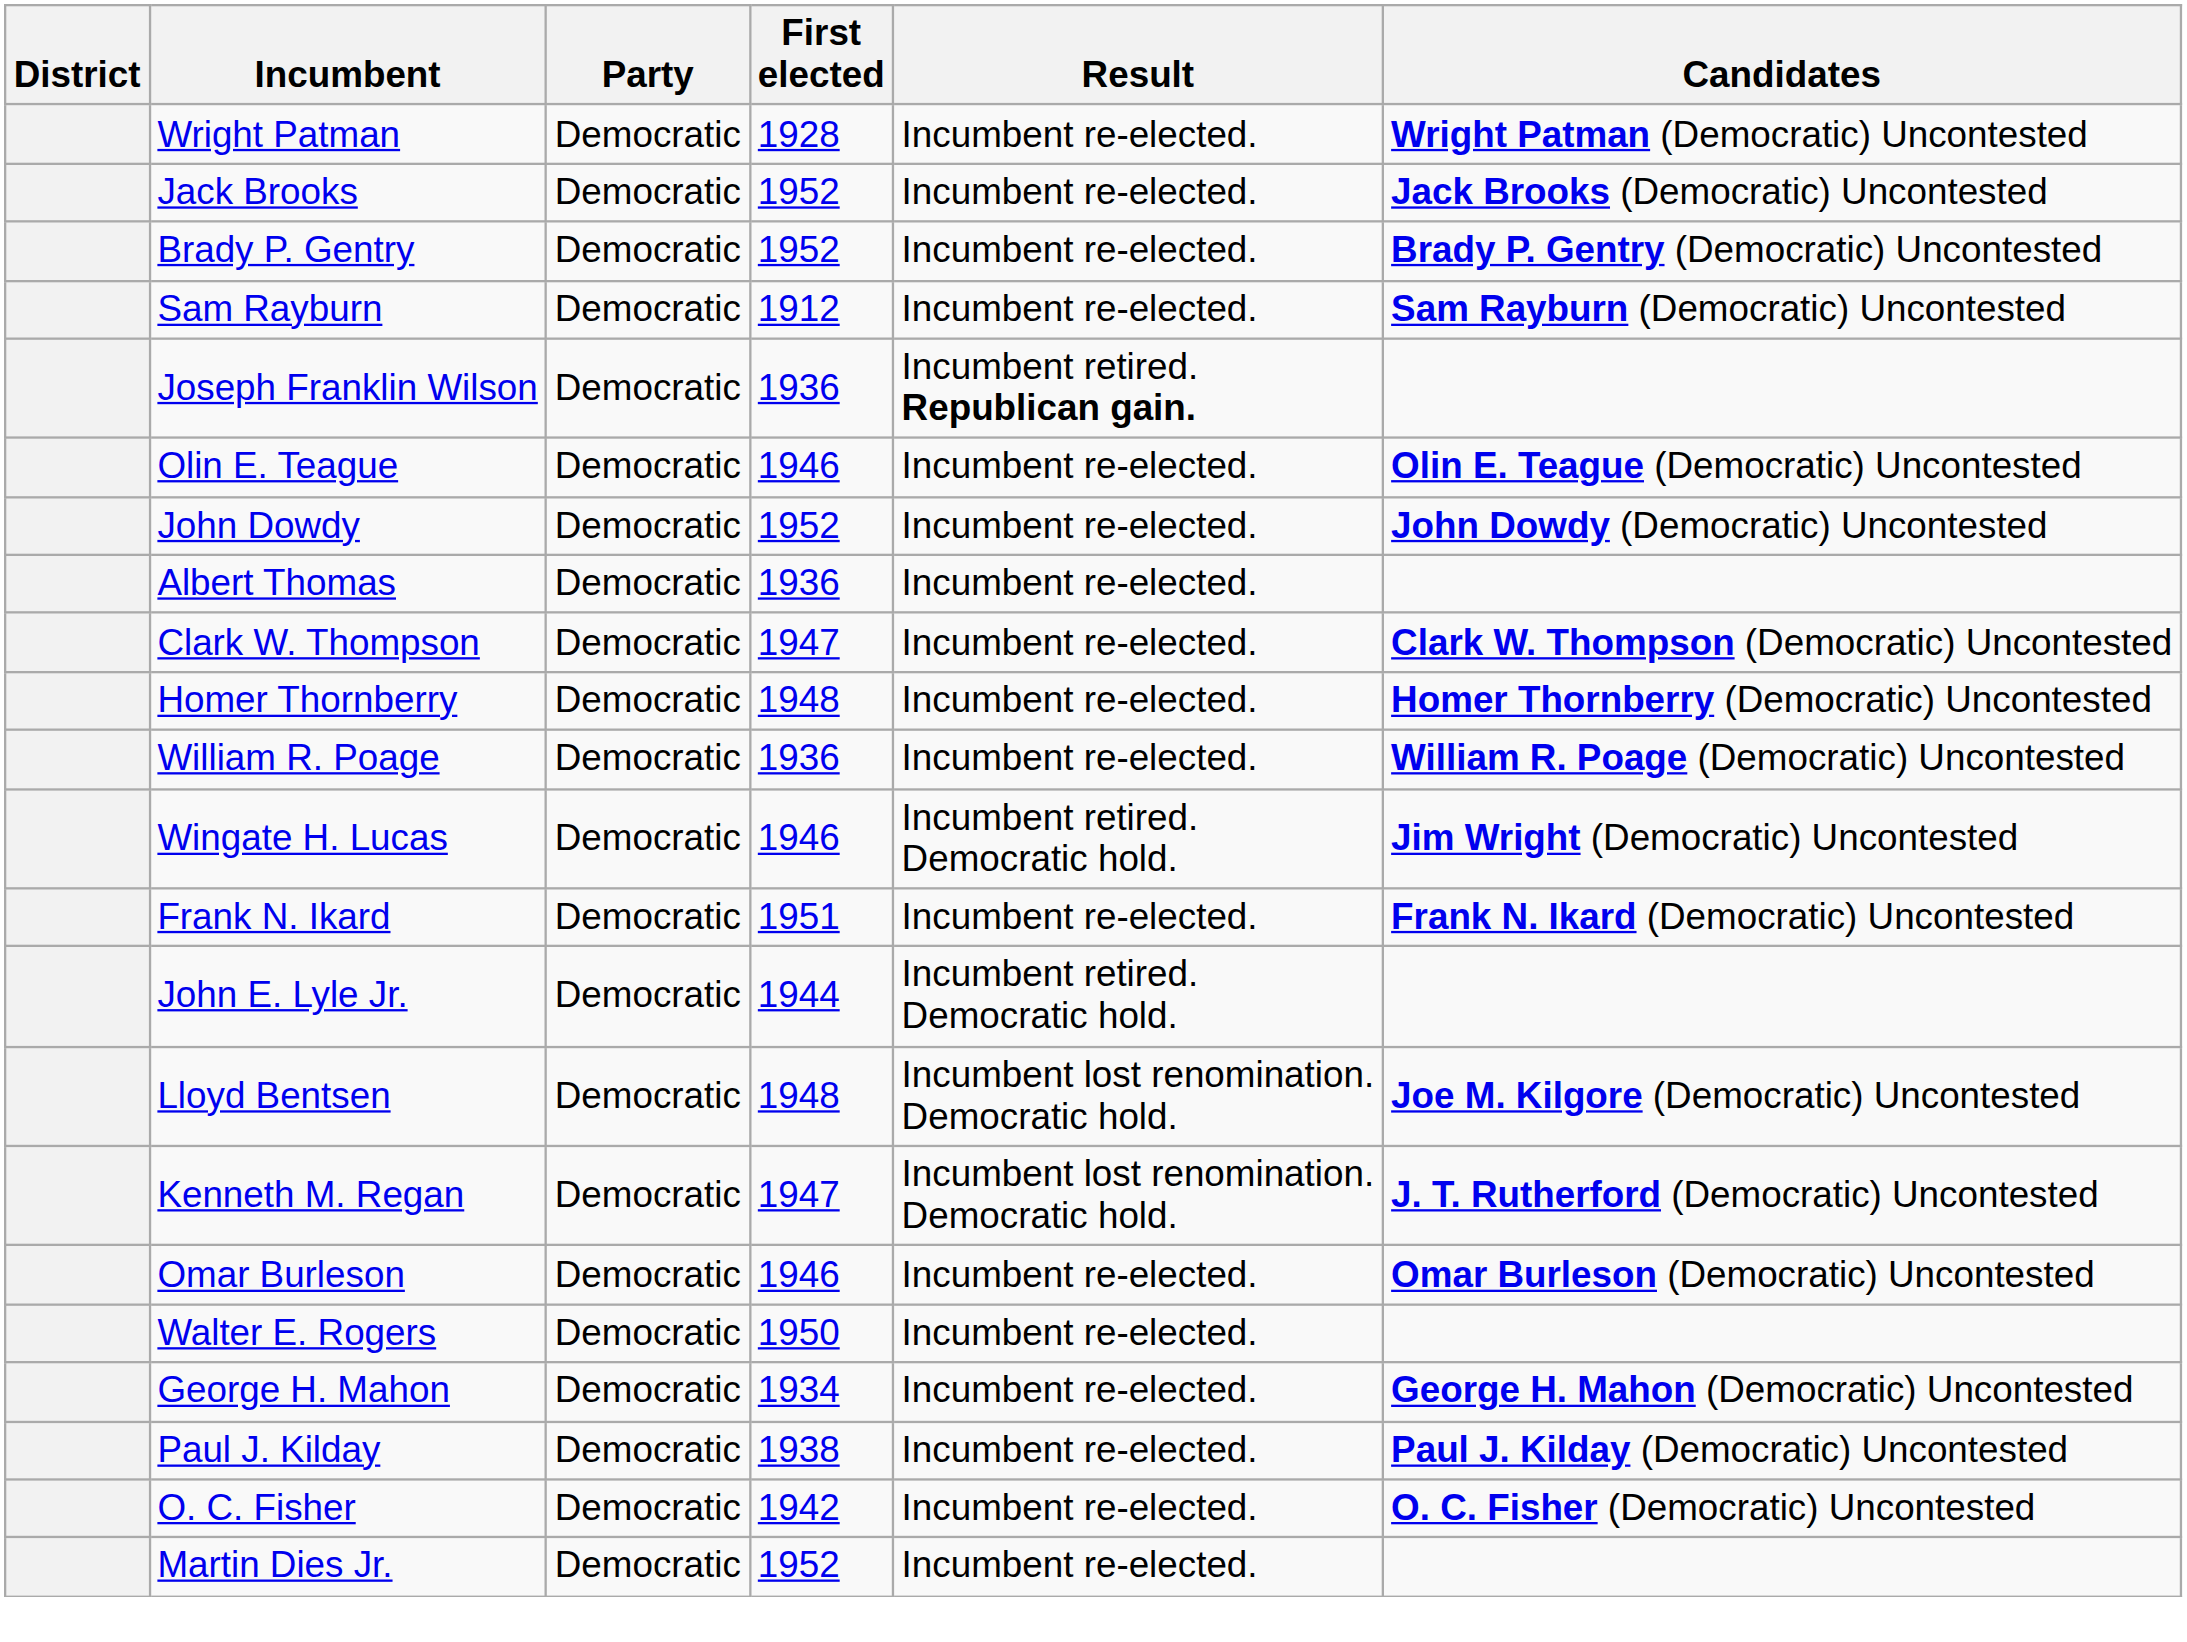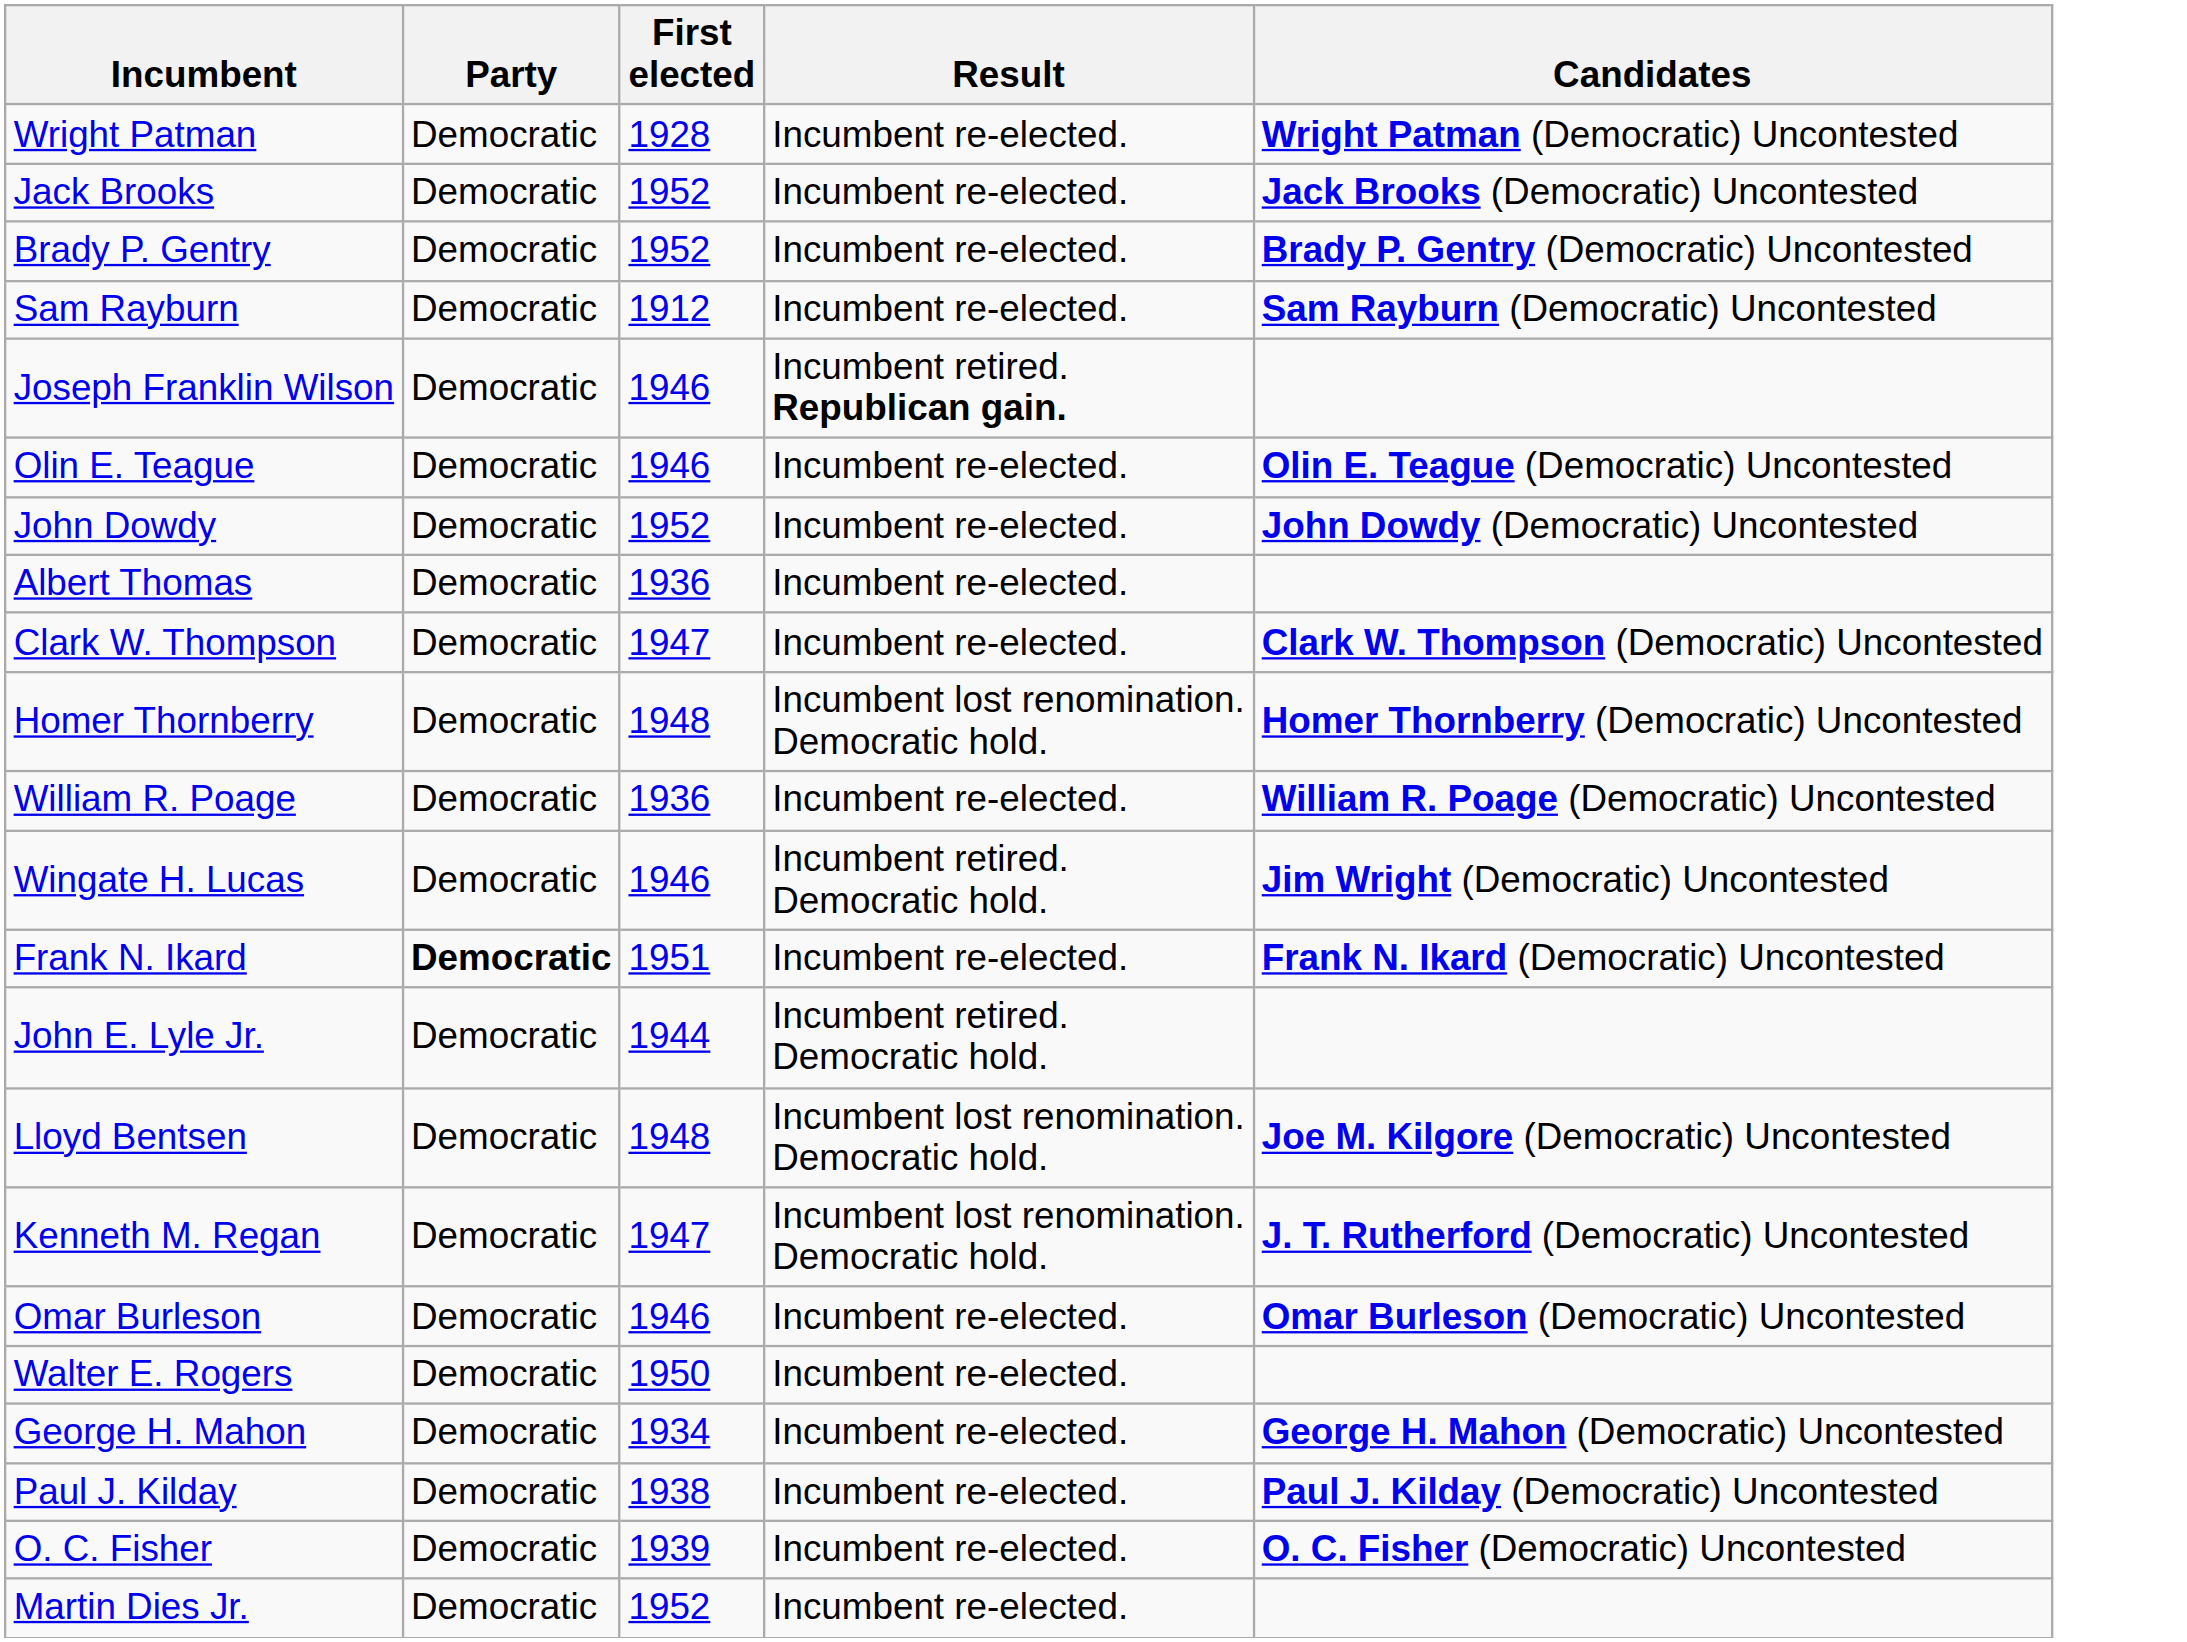- column: (77, 75)
(799, 387) 1936 -> (669, 387) 1946
(1080, 700) Incumbent re-elected. -> (1009, 720) Incumbent lost renomination. Democratic hold.
(648, 916) normal -> (511, 957) bold
(799, 1507) 1942 -> (669, 1549) 1939
